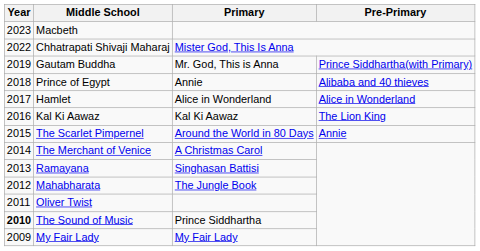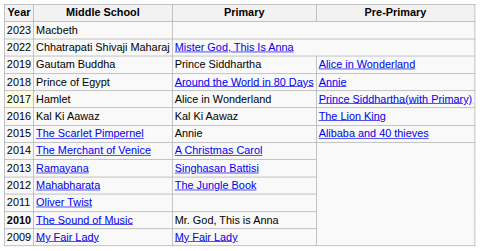(227, 64) Mr. God, This is Anna -> (218, 64) Prince Siddhartha
(395, 64) Prince Siddhartha(with Primary) -> (367, 64) Alice in Wonderland
(189, 82) Annie -> (244, 82) Around the World in 80 Days
(374, 82) Alibaba and 40 thieves -> (333, 82) Annie
(19, 99) no background -> (19, 99) lightyellow background
(367, 99) Alice in Wonderland -> (395, 99) Prince Siddhartha(with Primary)
(244, 133) Around the World in 80 Days -> (189, 133) Annie
(333, 133) Annie -> (374, 133) Alibaba and 40 thieves
(218, 220) Prince Siddhartha -> (227, 220) Mr. God, This is Anna
